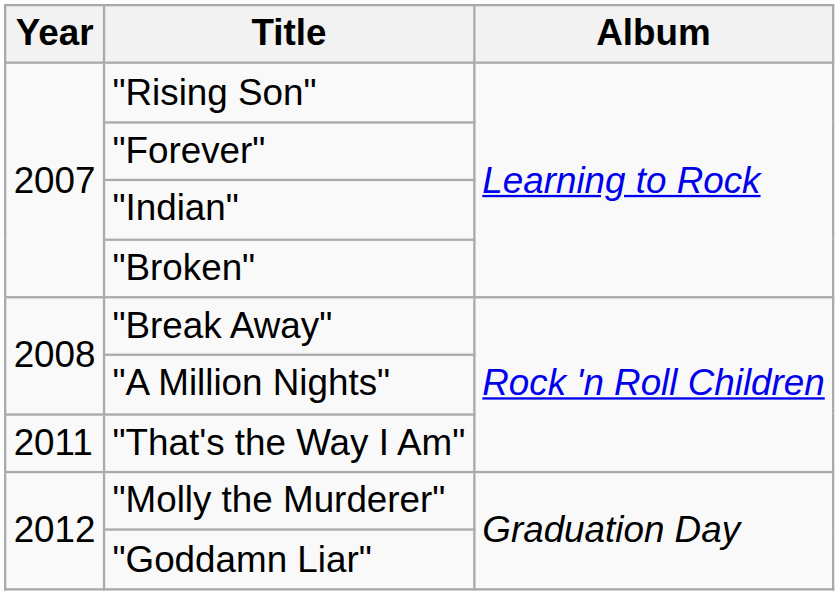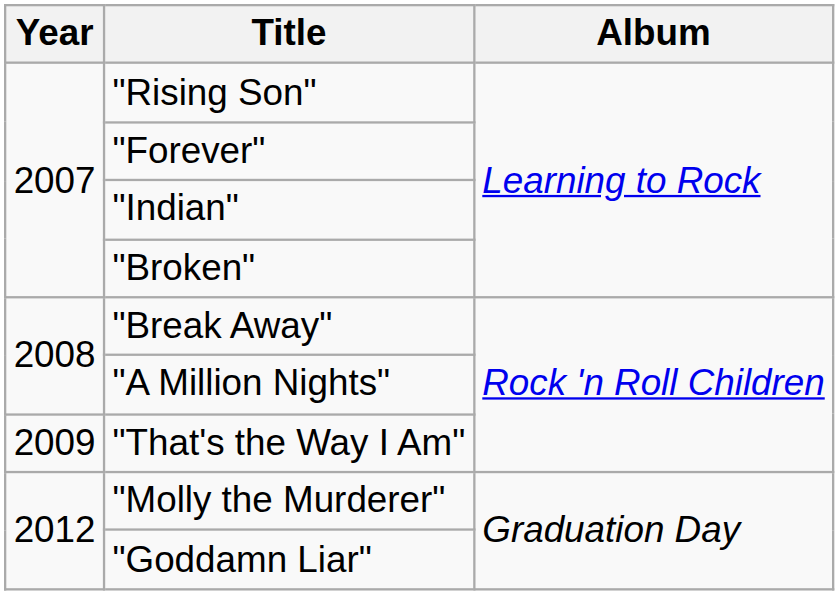(53, 442) 2011 -> (55, 442) 2009
